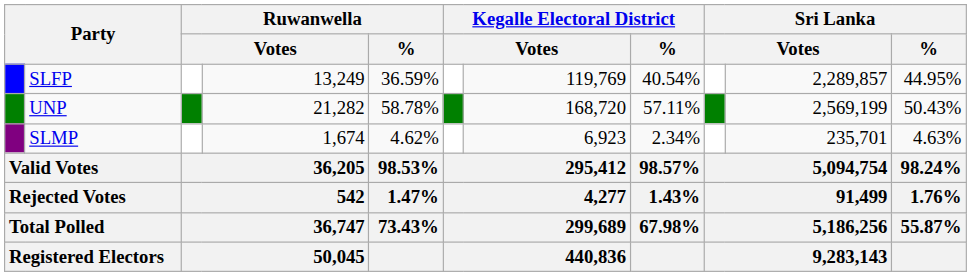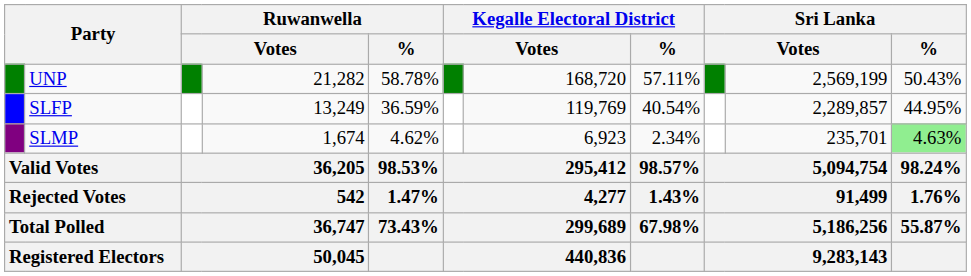rows swapped: (48, 108) <-> (51, 78)
(937, 138) no background -> (937, 138) lightgreen background
